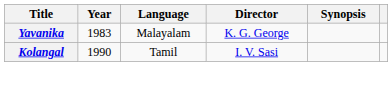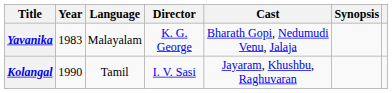+ column: (268, 14)
